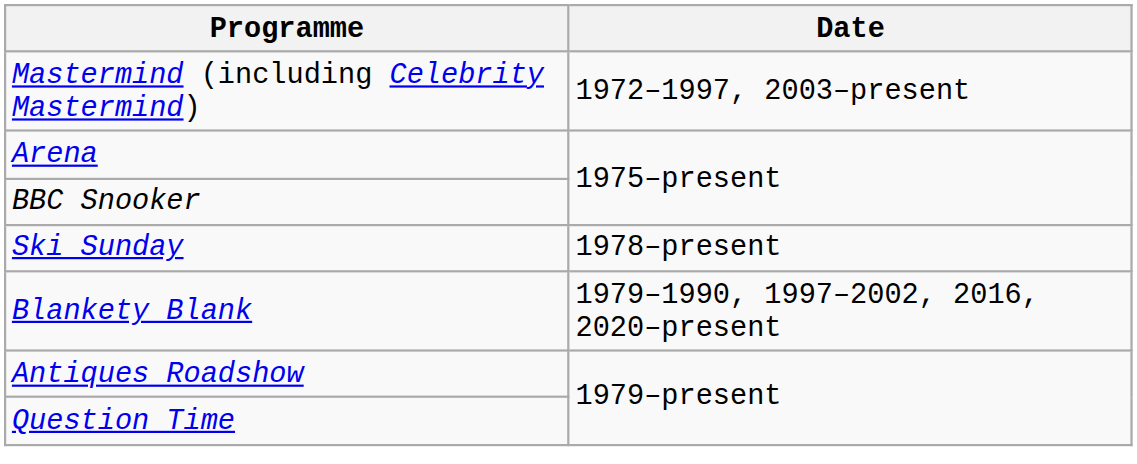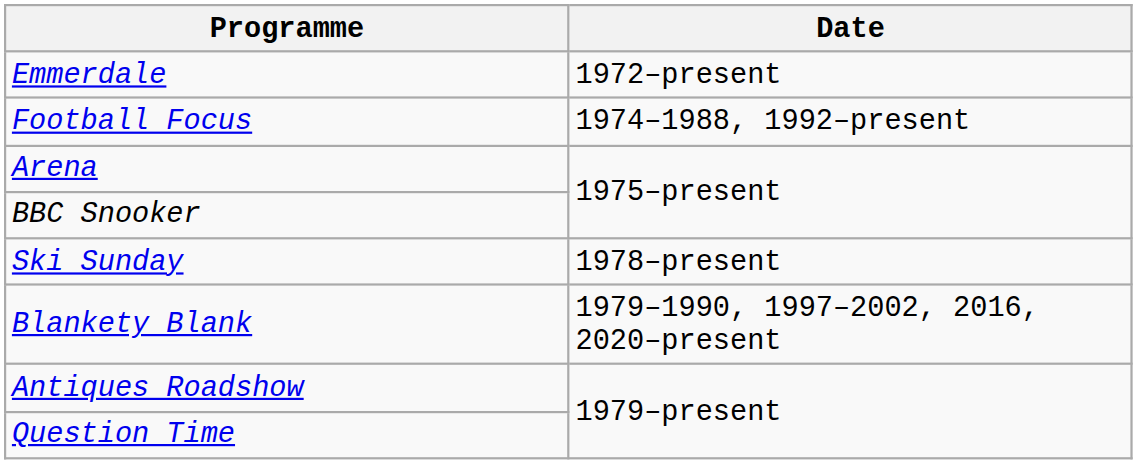+ row: (89, 75)
- row: (278, 92)
+ row: (132, 122)
